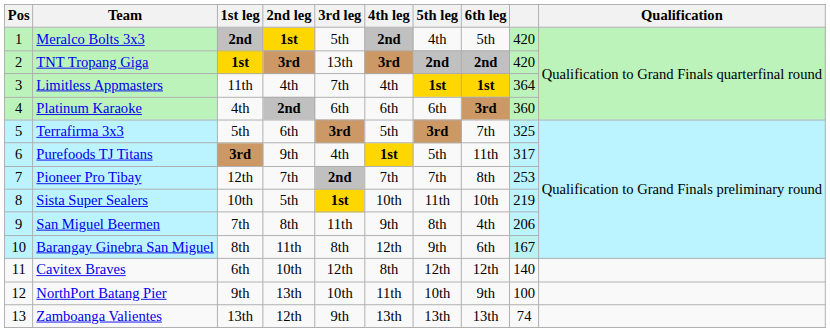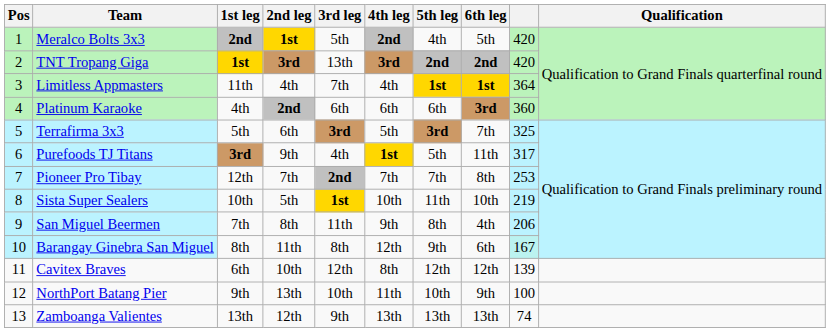(524, 270) 140 -> (524, 270) 139
